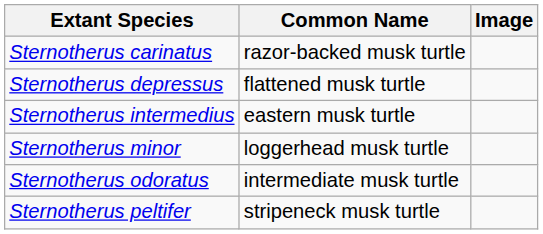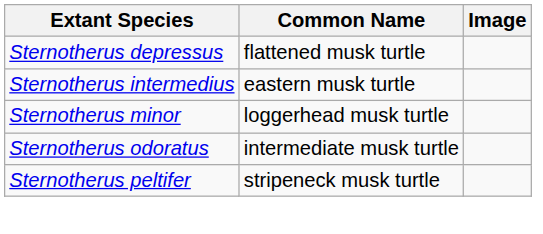- row: (111, 52)
